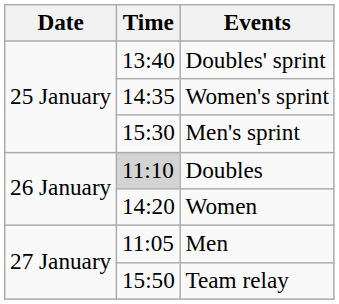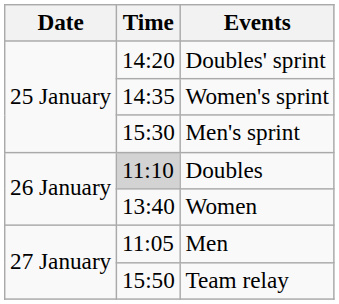(148, 59) 13:40 -> (148, 59) 14:20
(148, 206) 14:20 -> (148, 206) 13:40
